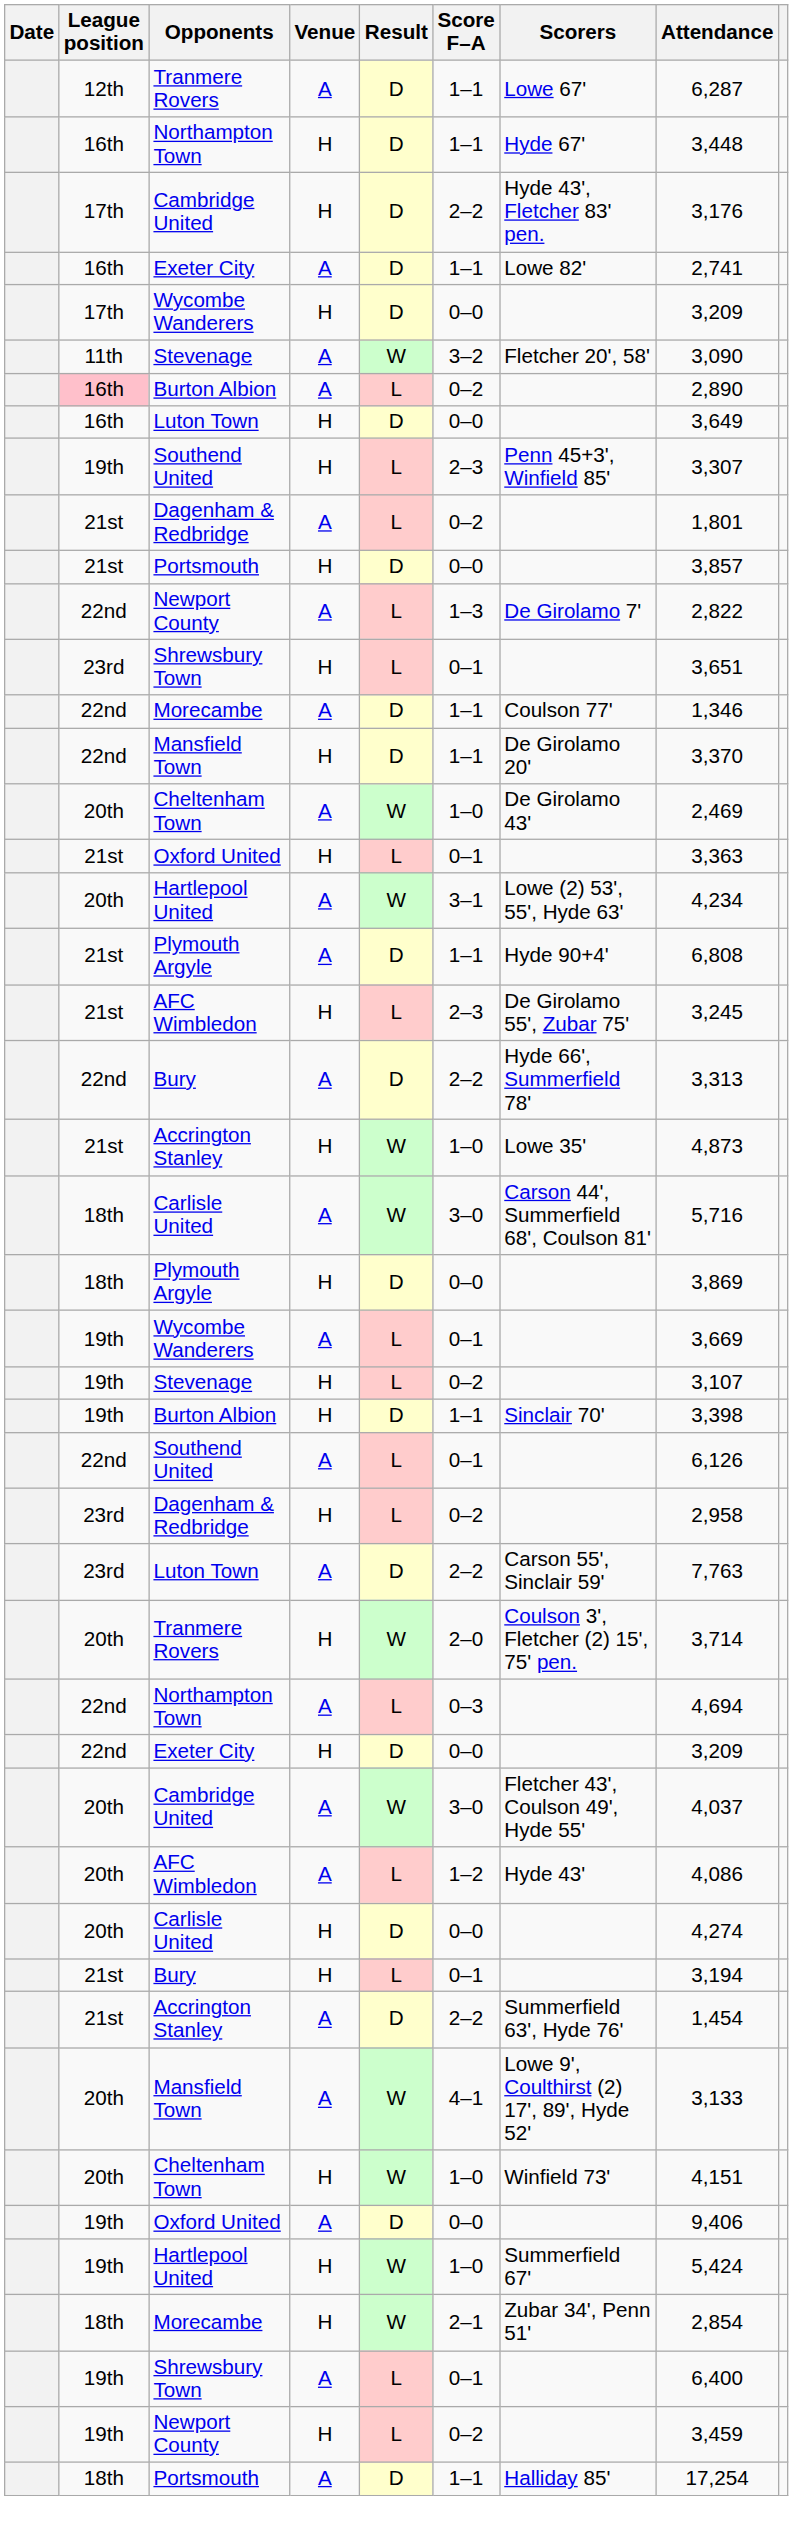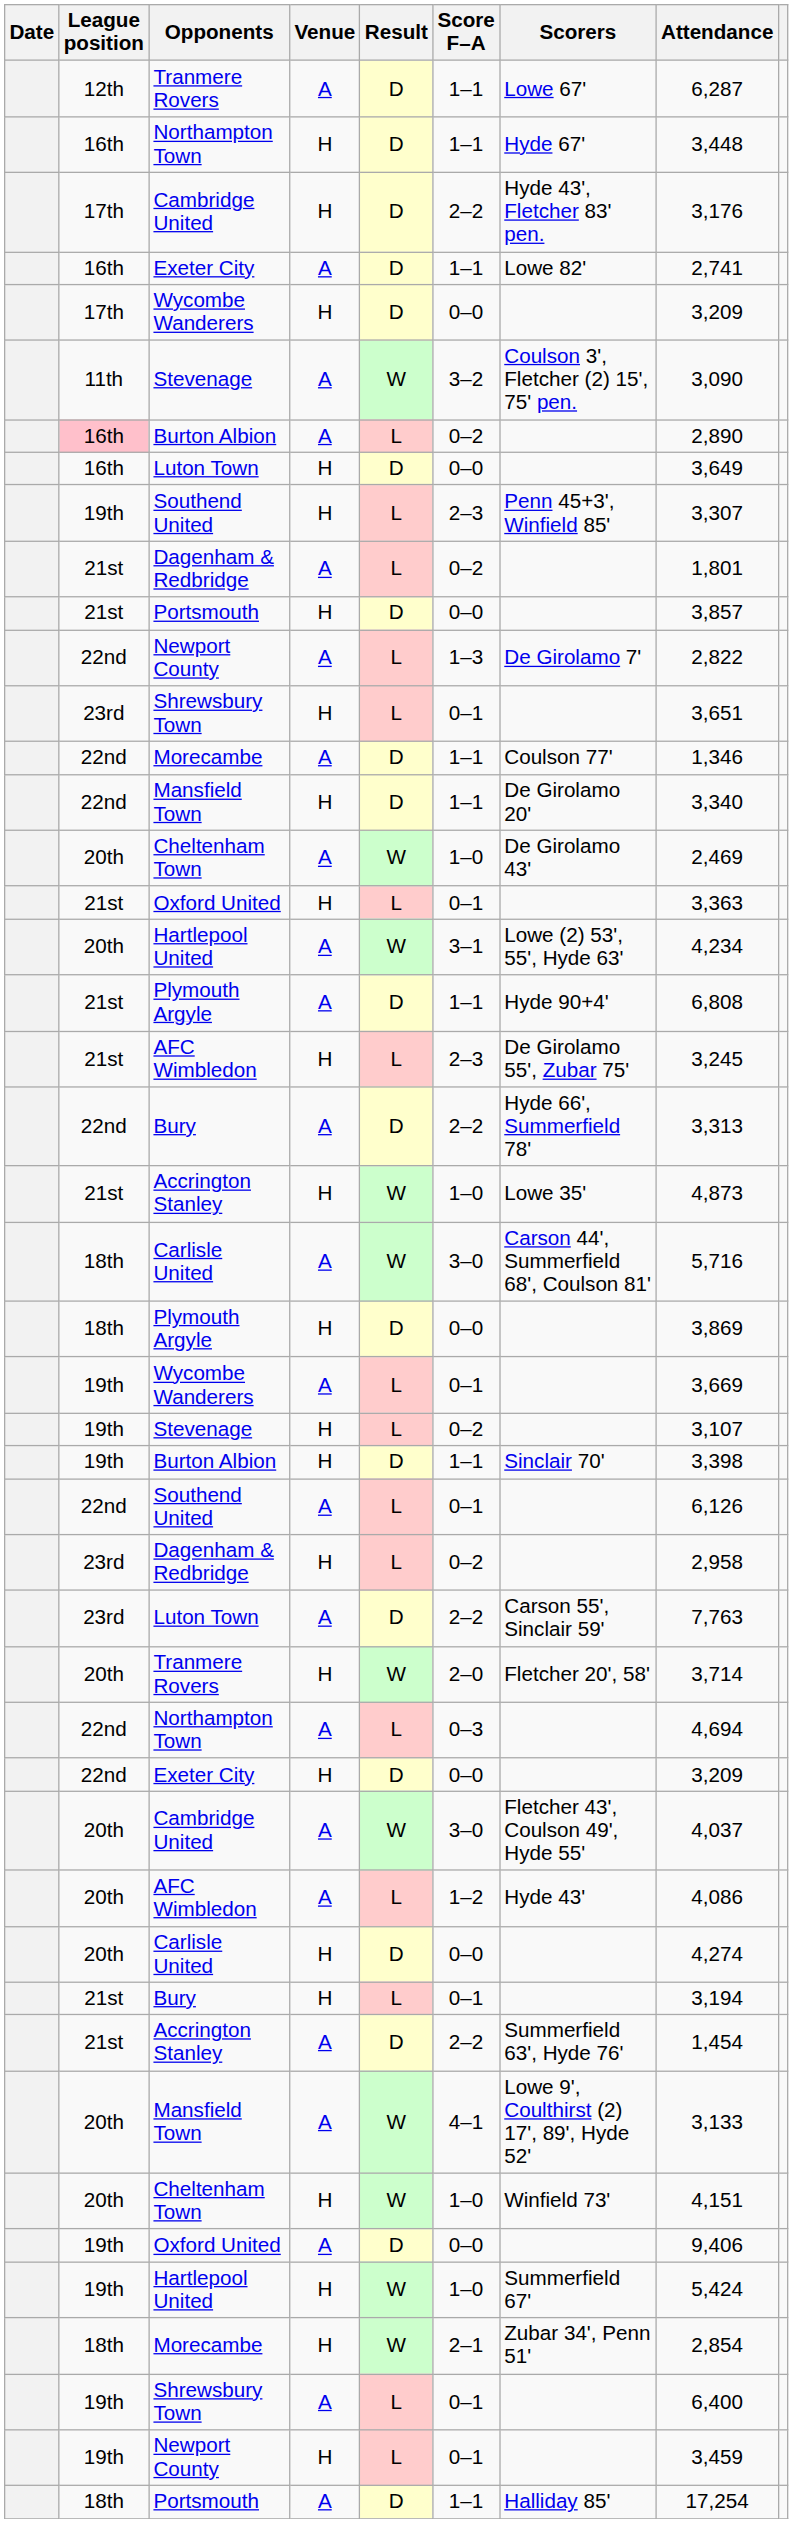(577, 356) Fletcher 20', 58' -> (576, 379) Coulson 3', Fletcher (2) 15', 75' pen.
(717, 755) 3,370 -> (717, 802) 3,340
(576, 1639) Coulson 3', Fletcher (2) 15', 75' pen. -> (577, 1674) Fletcher 20', 58'
(466, 2434) 0–2 -> (466, 2457) 0–1
